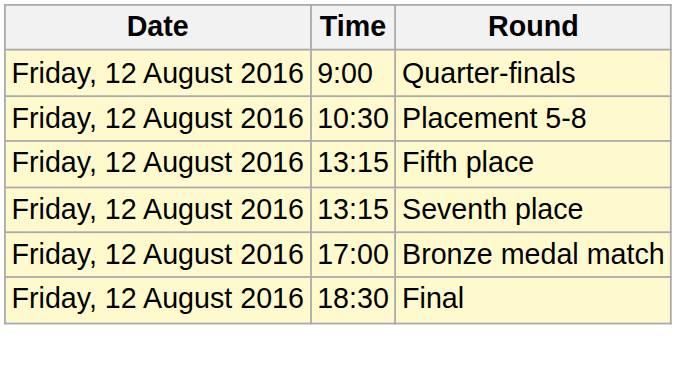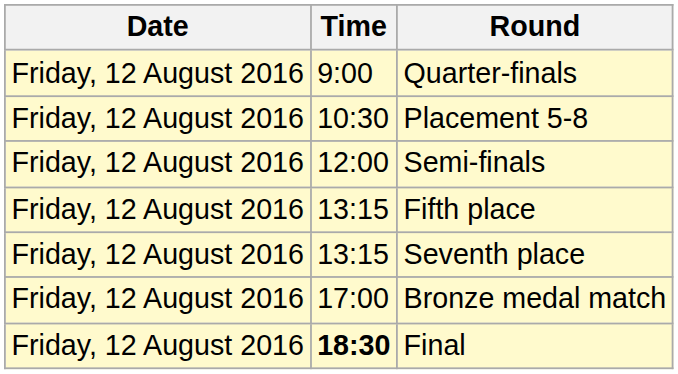+ row: (474, 163)
(353, 299) normal -> (354, 345) bold
